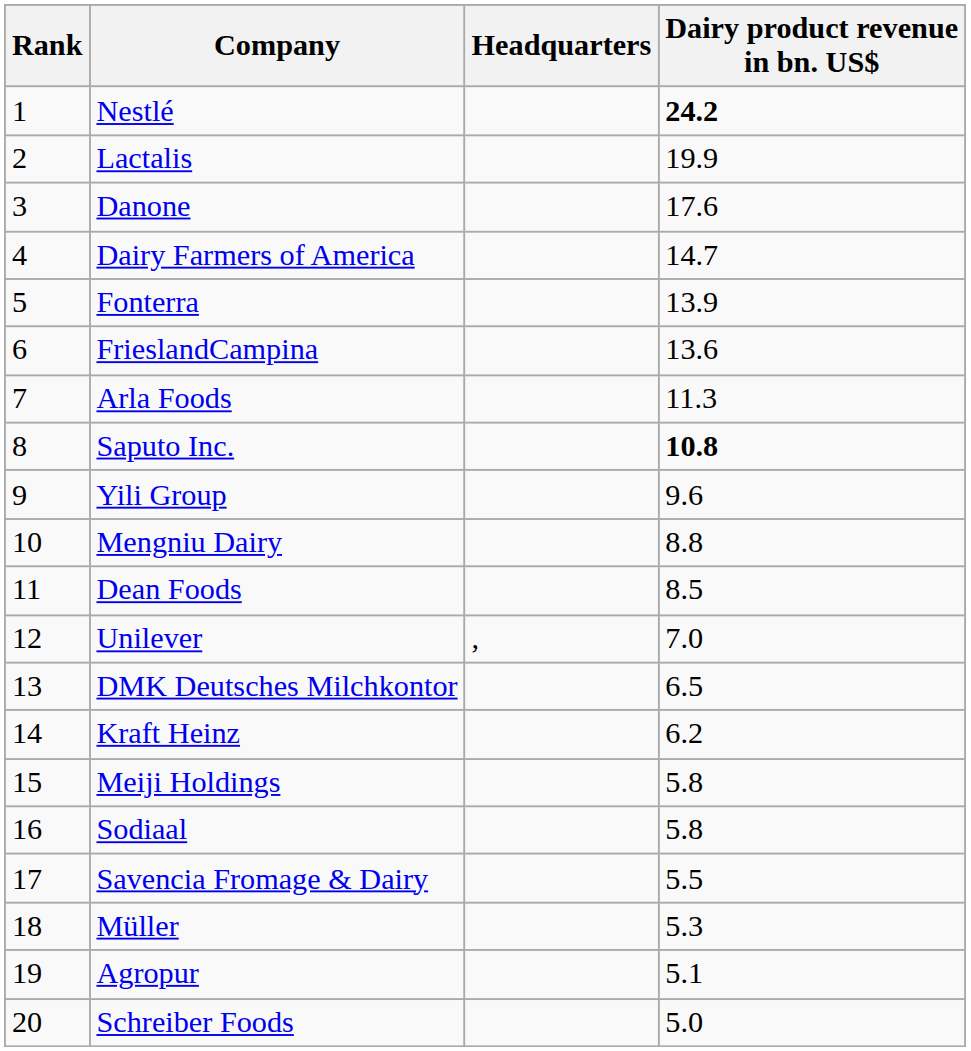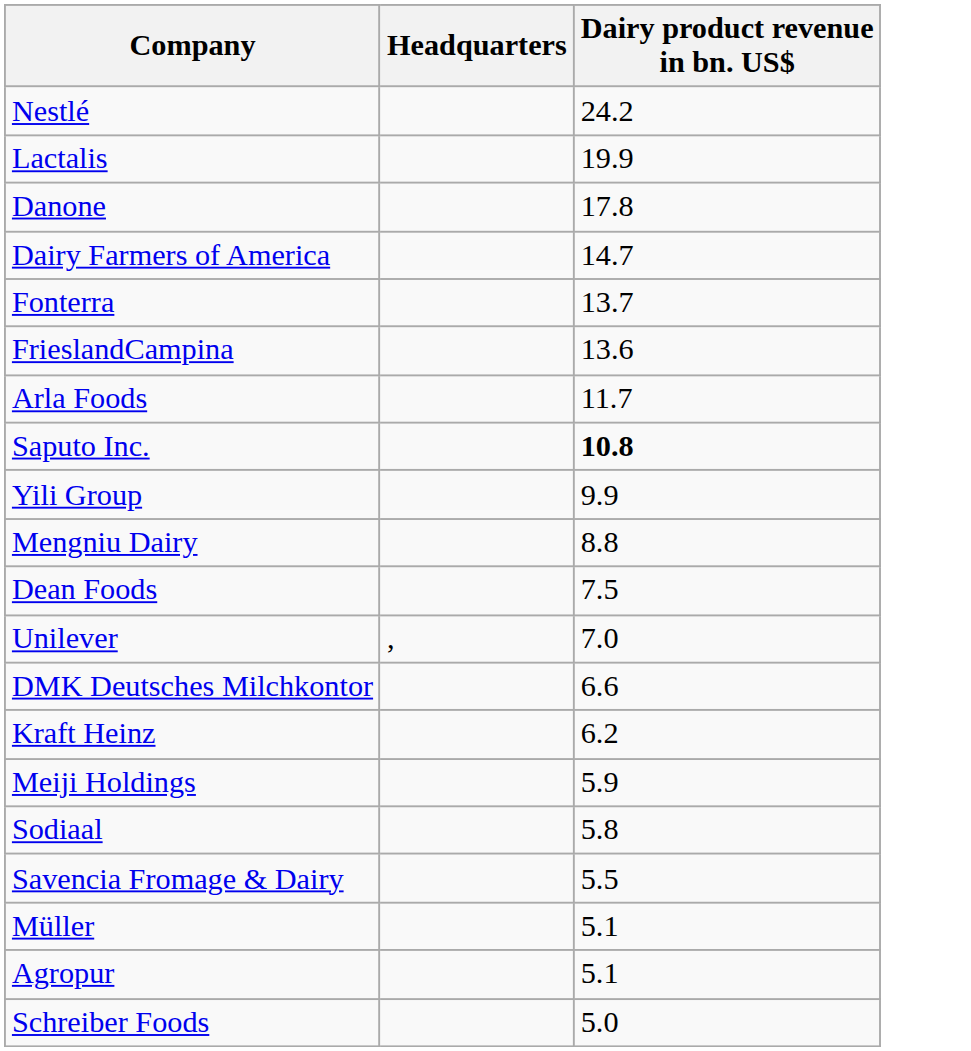- column: (47, 45)
(692, 110) bold -> (607, 110) normal
(692, 206) 17.6 -> (607, 206) 17.8
(692, 302) 13.9 -> (607, 302) 13.7
(691, 398) 11.3 -> (607, 398) 11.7
(684, 494) 9.6 -> (600, 494) 9.9
(684, 590) 8.5 -> (600, 590) 7.5
(684, 685) 6.5 -> (600, 685) 6.6
(684, 781) 5.8 -> (600, 781) 5.9
(684, 925) 5.3 -> (600, 925) 5.1
